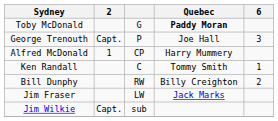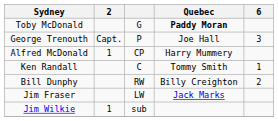(109, 109) Capt. -> (109, 109) 1
